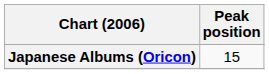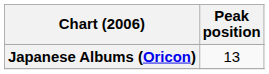(232, 56) 15 -> (232, 56) 13
